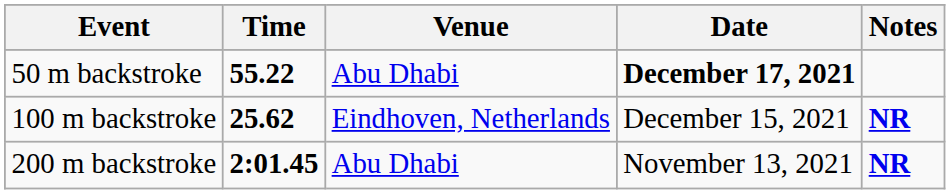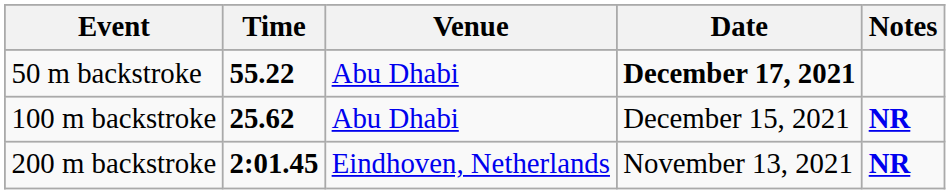(471, 118) Eindhoven, Netherlands -> (395, 118) Abu Dhabi
(395, 164) Abu Dhabi -> (471, 164) Eindhoven, Netherlands
